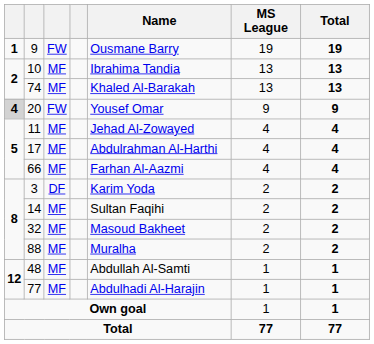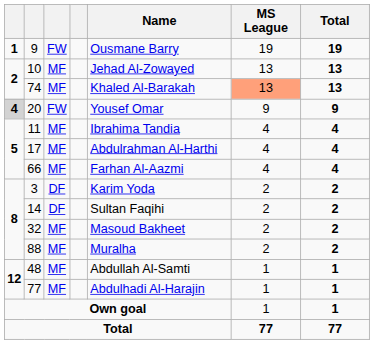(135, 68) Ibrahima Tandia -> (142, 68) Jehad Al-Zowayed
(266, 88) no background -> (266, 88) lightsalmon background
(142, 128) Jehad Al-Zowayed -> (135, 128) Ibrahima Tandia
(57, 209) MF -> (57, 209) DF
